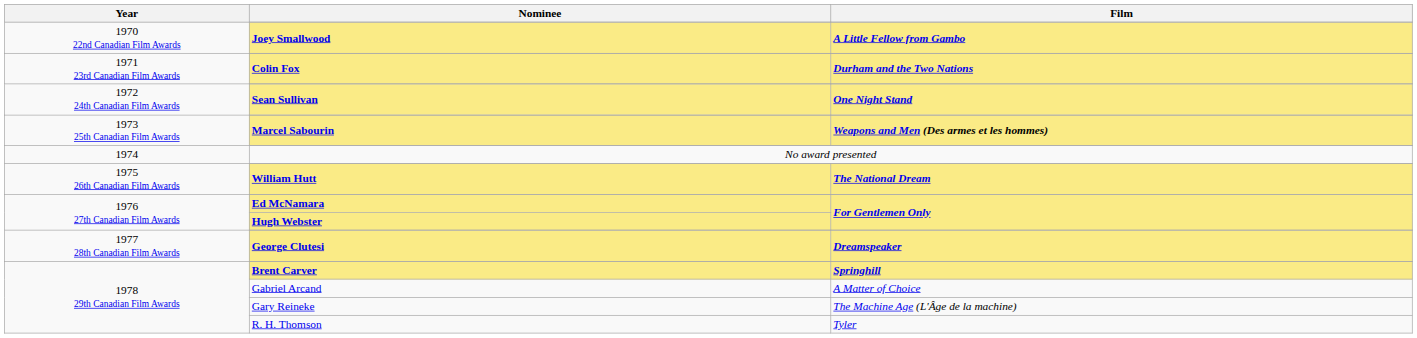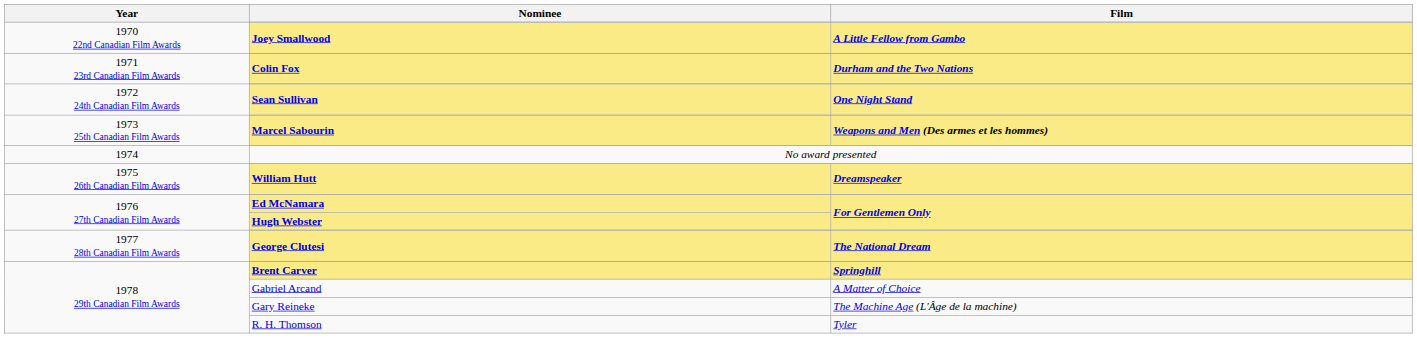(882, 179) The National Dream -> (867, 179) Dreamspeaker
(867, 245) Dreamspeaker -> (882, 245) The National Dream
